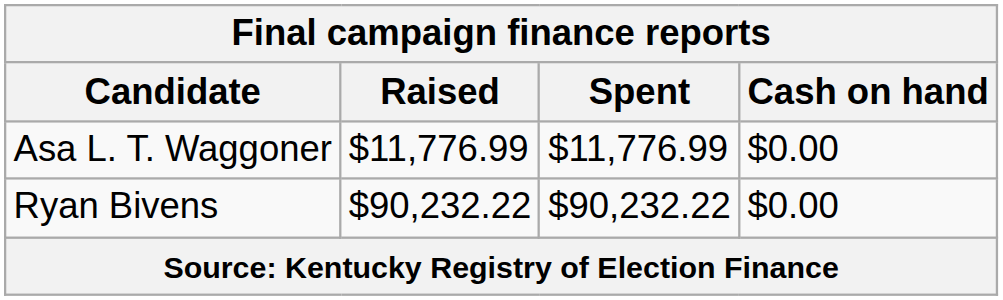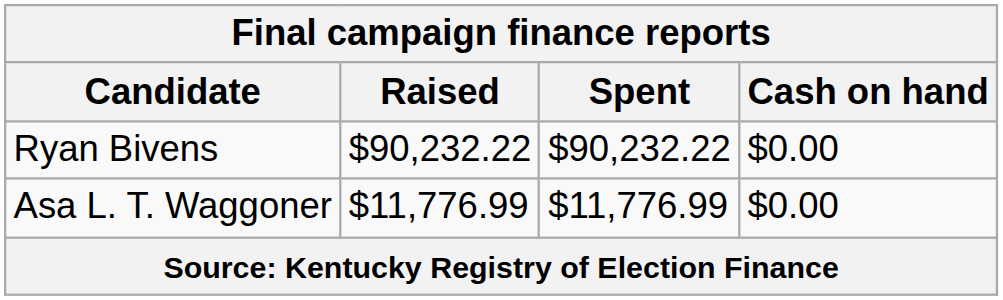rows swapped: (116, 206) <-> (173, 149)
